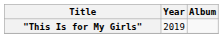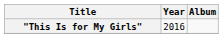(174, 26) 2019 -> (174, 26) 2016
